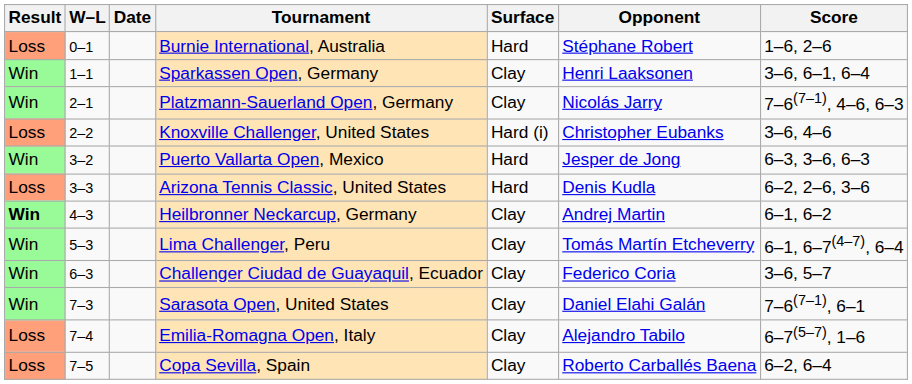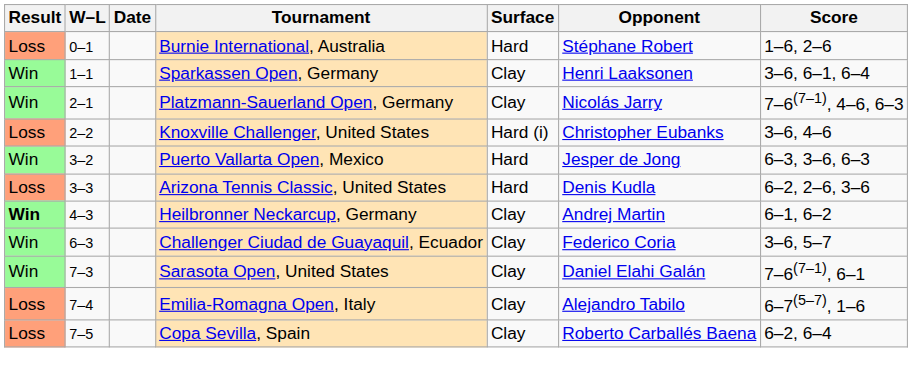- row: (245, 244)
